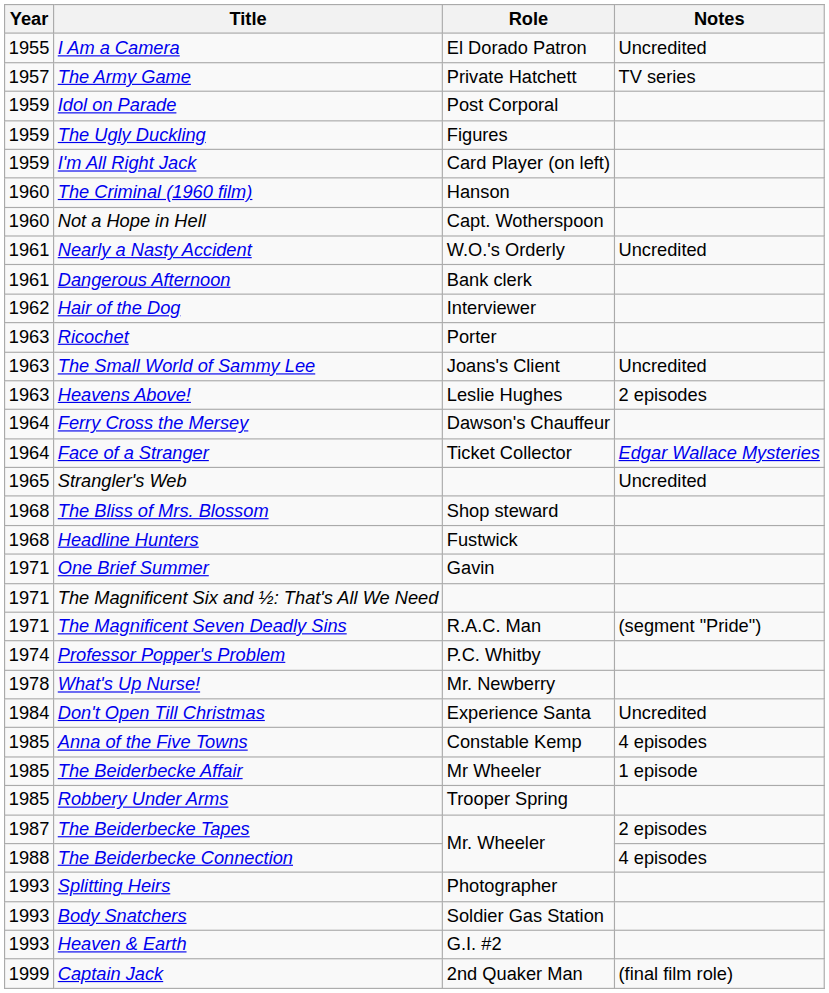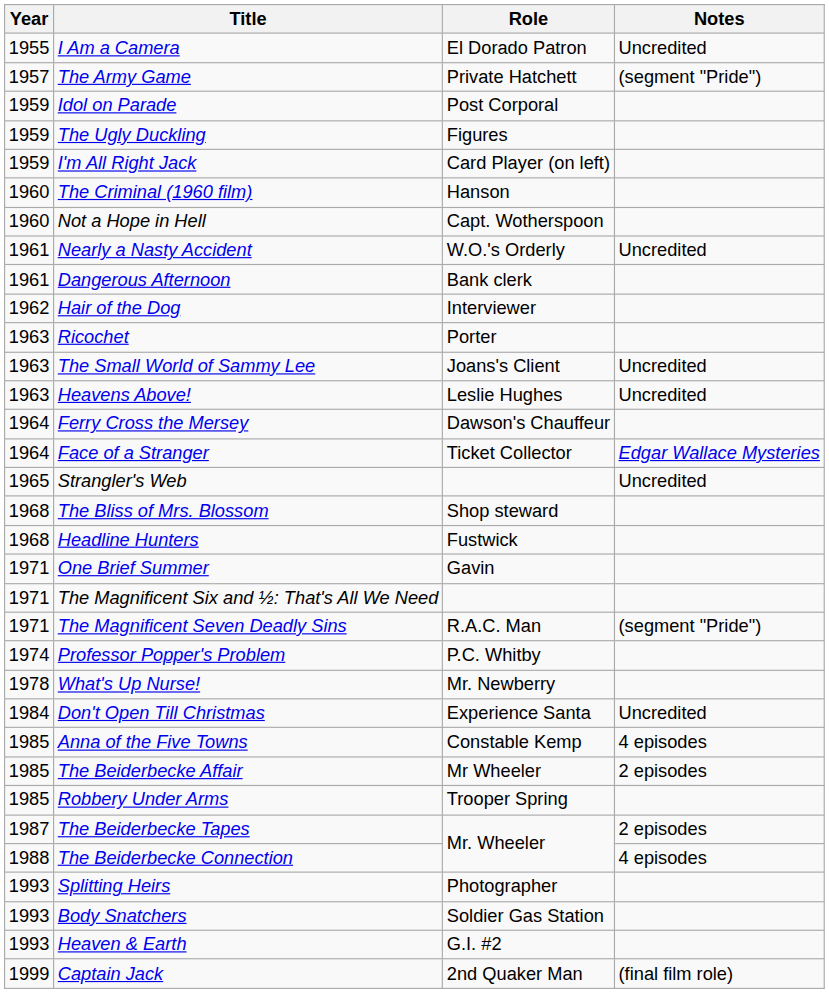(657, 76) TV series -> (690, 76) (segment "Pride")
(663, 395) 2 episodes -> (663, 395) Uncredited
(658, 771) 1 episode -> (663, 771) 2 episodes
